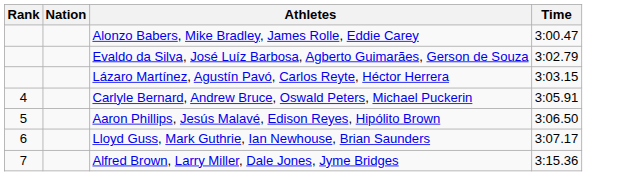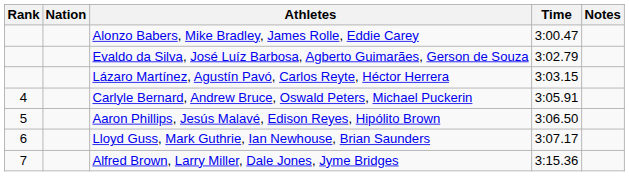+ column: (603, 14)
